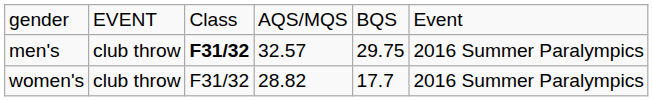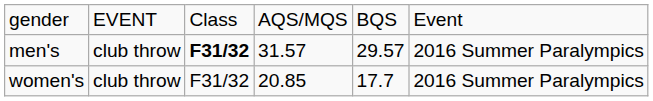(282, 50) 32.57 -> (282, 50) 31.57
(381, 50) 29.75 -> (381, 50) 29.57
(282, 80) 28.82 -> (282, 80) 20.85
